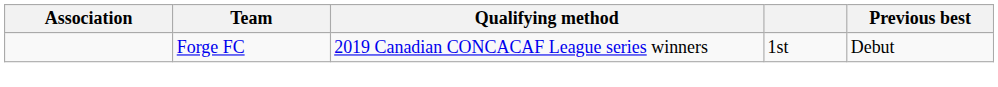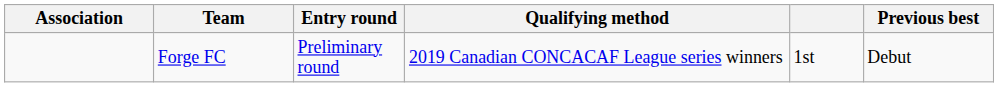+ column: (349, 18)
